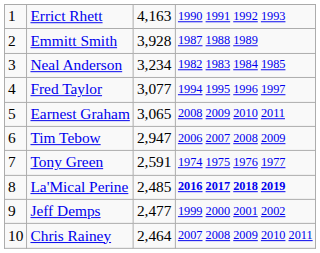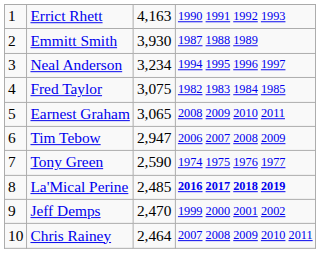(154, 41) 3,928 -> (154, 41) 3,930
(232, 65) 1982 1983 1984 1985 -> (232, 65) 1994 1995 1996 1997
(154, 89) 3,077 -> (154, 89) 3,075
(232, 89) 1994 1995 1996 1997 -> (232, 89) 1982 1983 1984 1985
(154, 162) 2,591 -> (154, 162) 2,590
(154, 211) 2,477 -> (154, 211) 2,470
